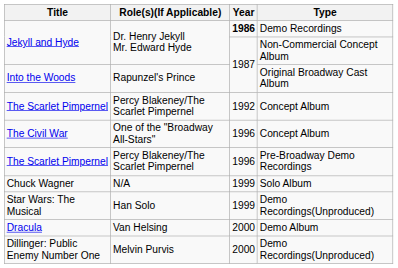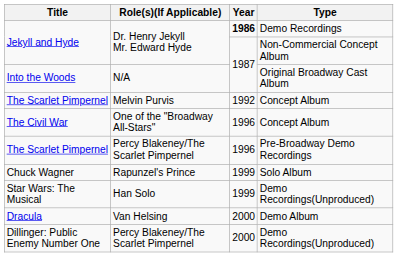(154, 78) Rapunzel's Prince -> (122, 78) N/A
(159, 106) Percy Blakeney/The Scarlet Pimpernel -> (143, 100) Melvin Purvis
(122, 183) N/A -> (154, 172) Rapunzel's Prince
(143, 249) Melvin Purvis -> (159, 238) Percy Blakeney/The Scarlet Pimpernel
